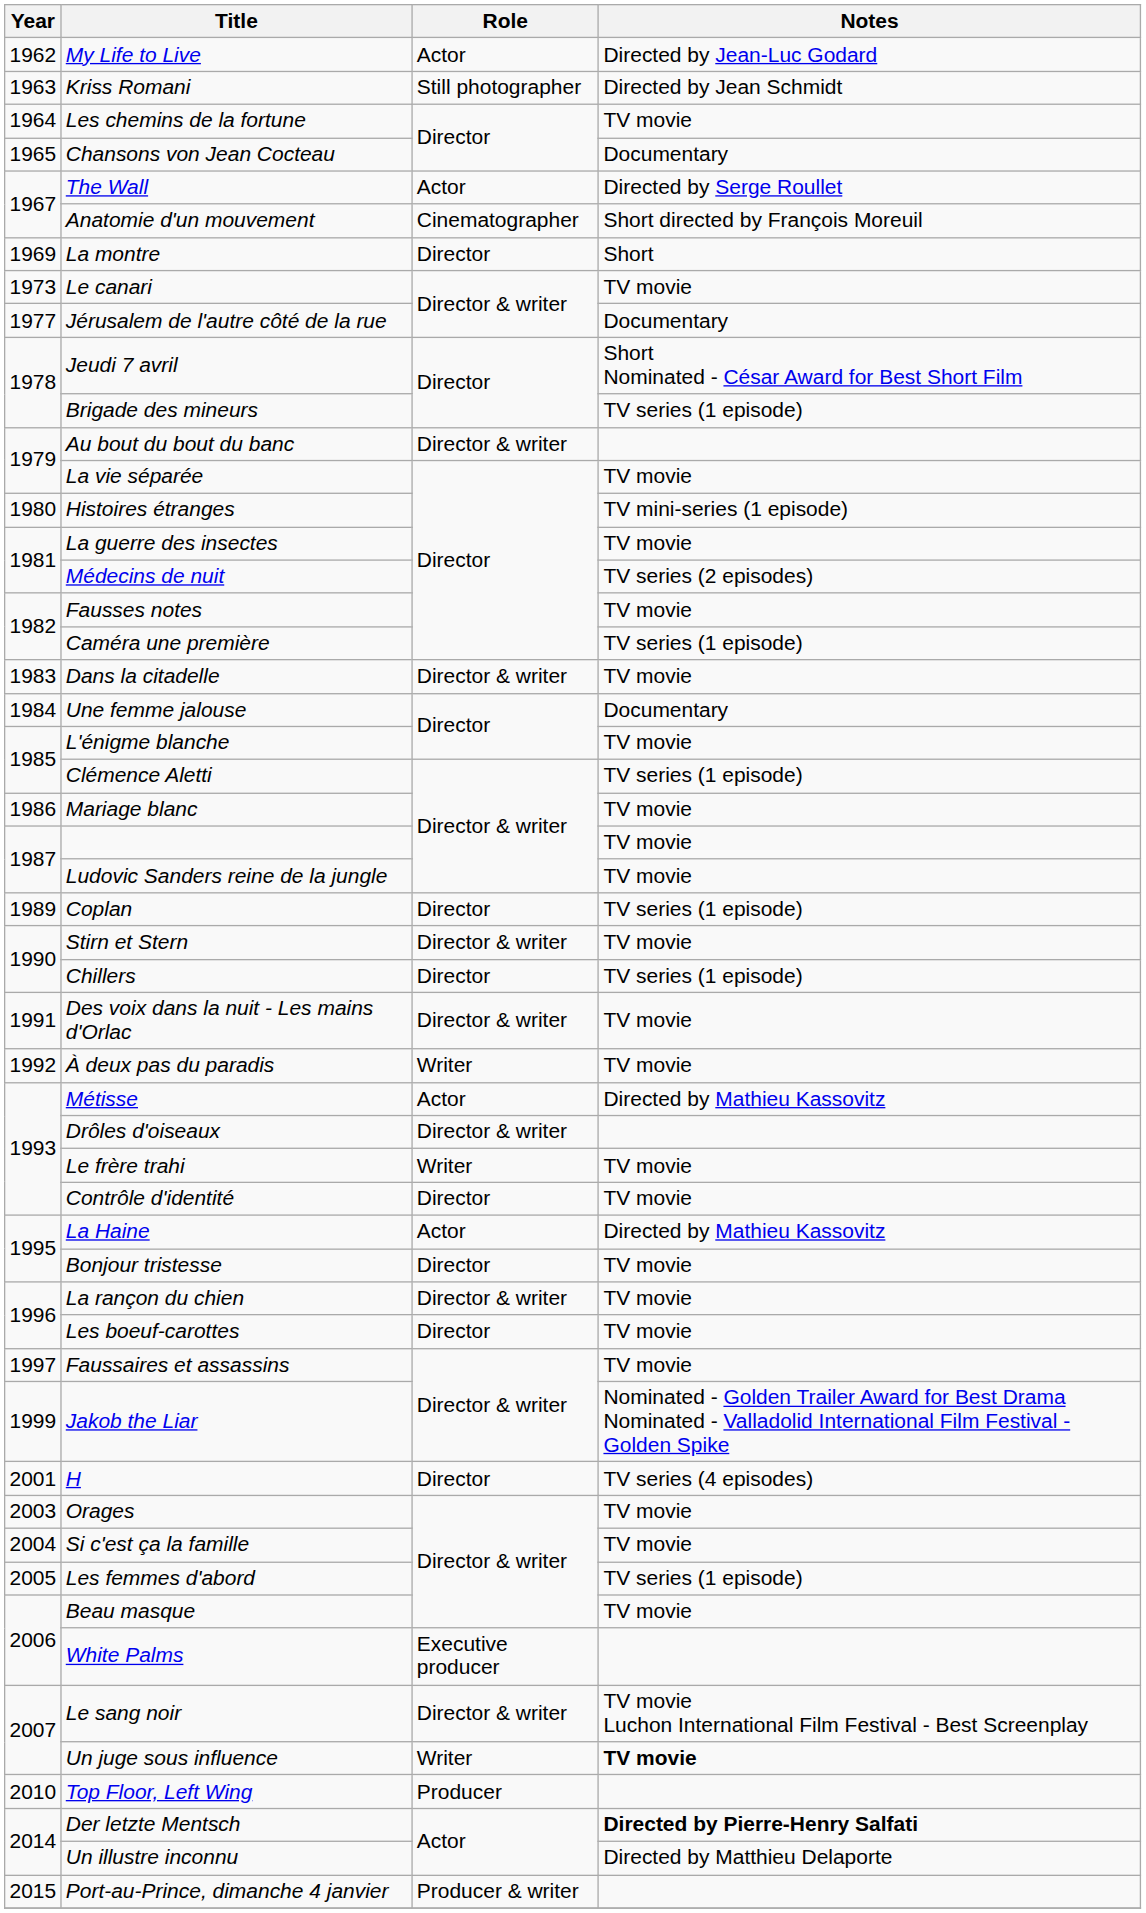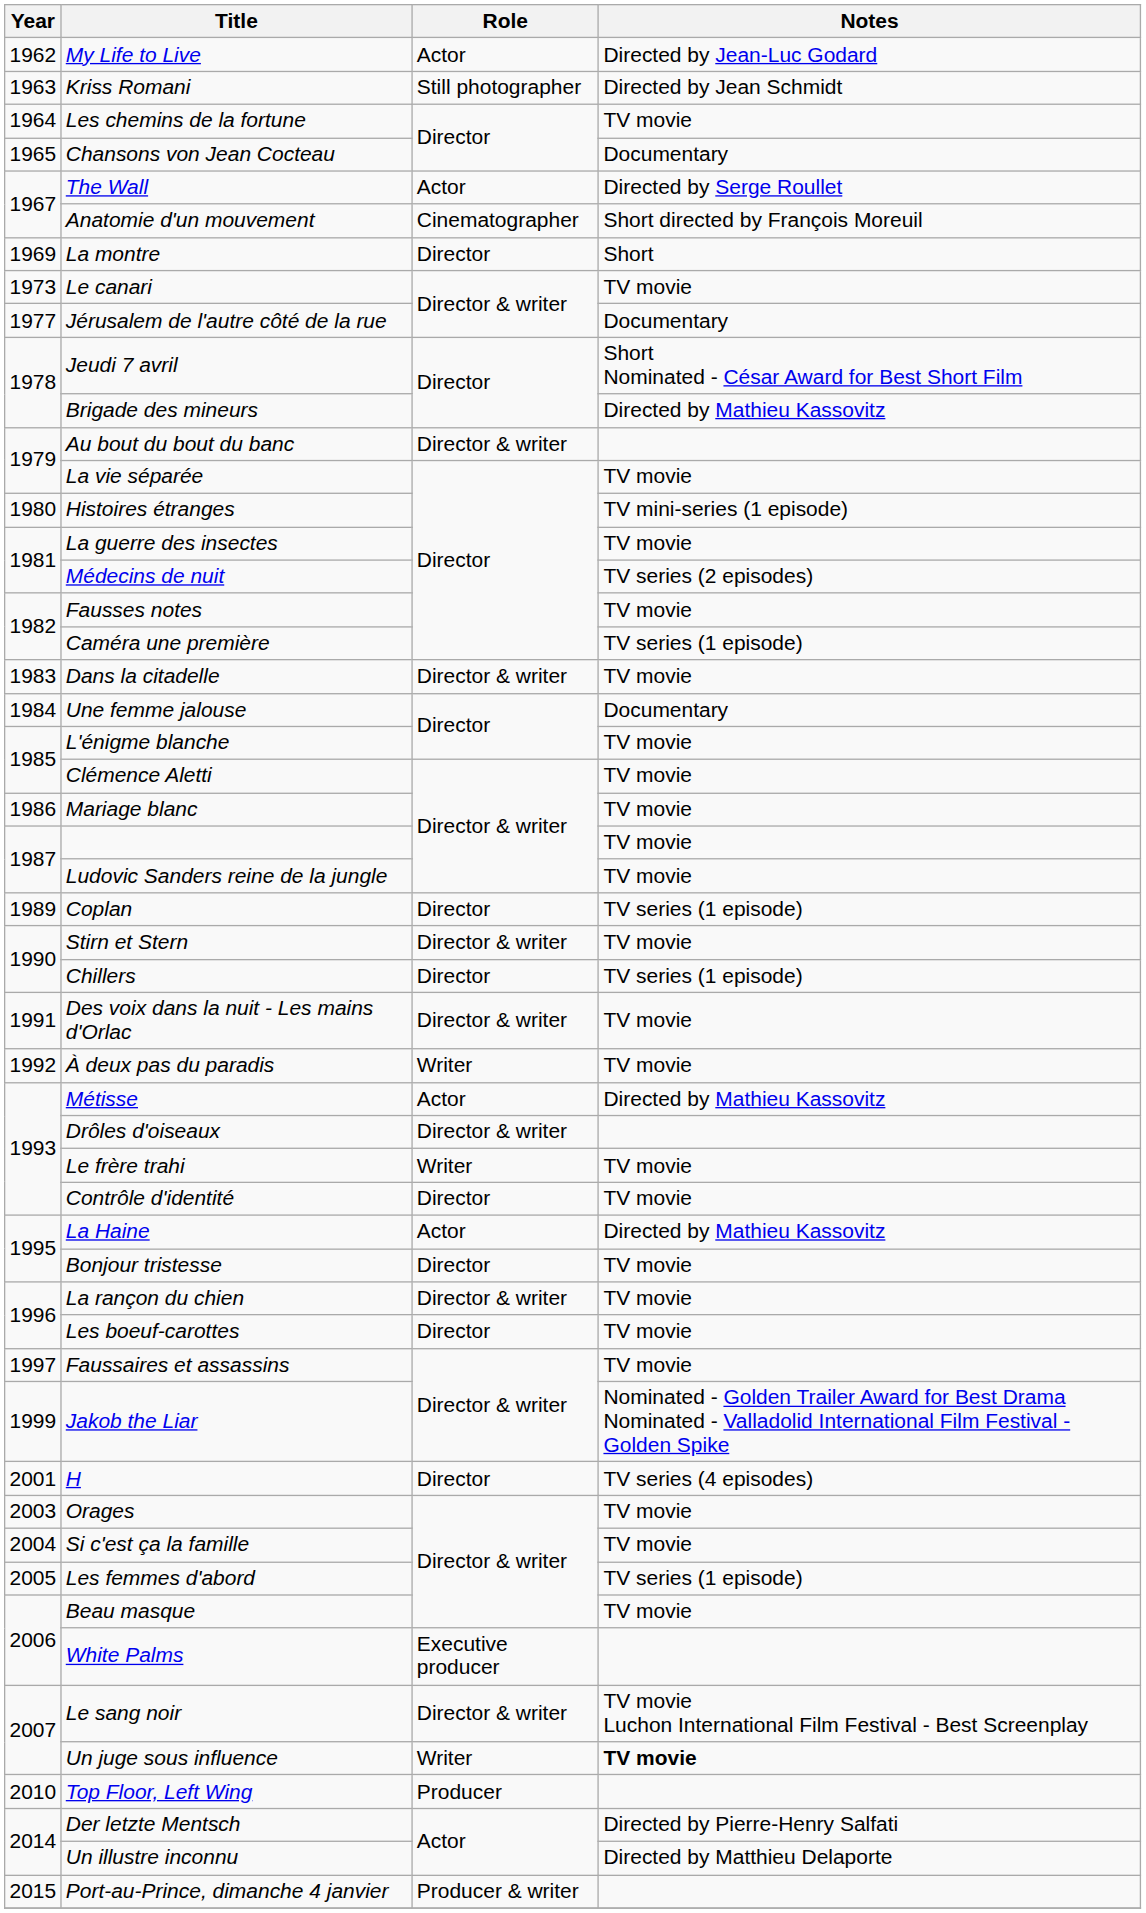(703, 410) TV series (1 episode) -> (744, 410) Directed by Mathieu Kassovitz
(703, 776) TV series (1 episode) -> (648, 776) TV movie
(761, 1824) bold -> (751, 1824) normal
